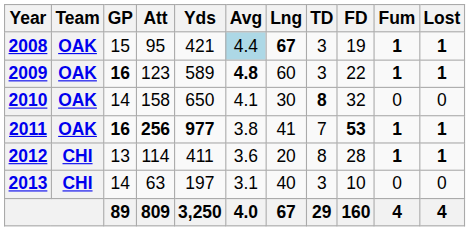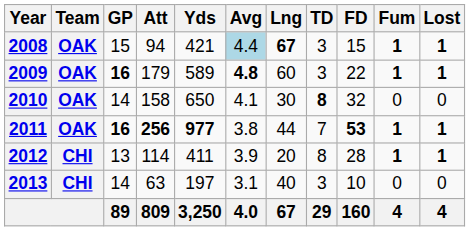(156, 45) 95 -> (156, 45) 94
(356, 45) 19 -> (356, 45) 15
(156, 73) 123 -> (156, 73) 179
(286, 128) 41 -> (286, 128) 44
(246, 156) 3.6 -> (246, 156) 3.9
